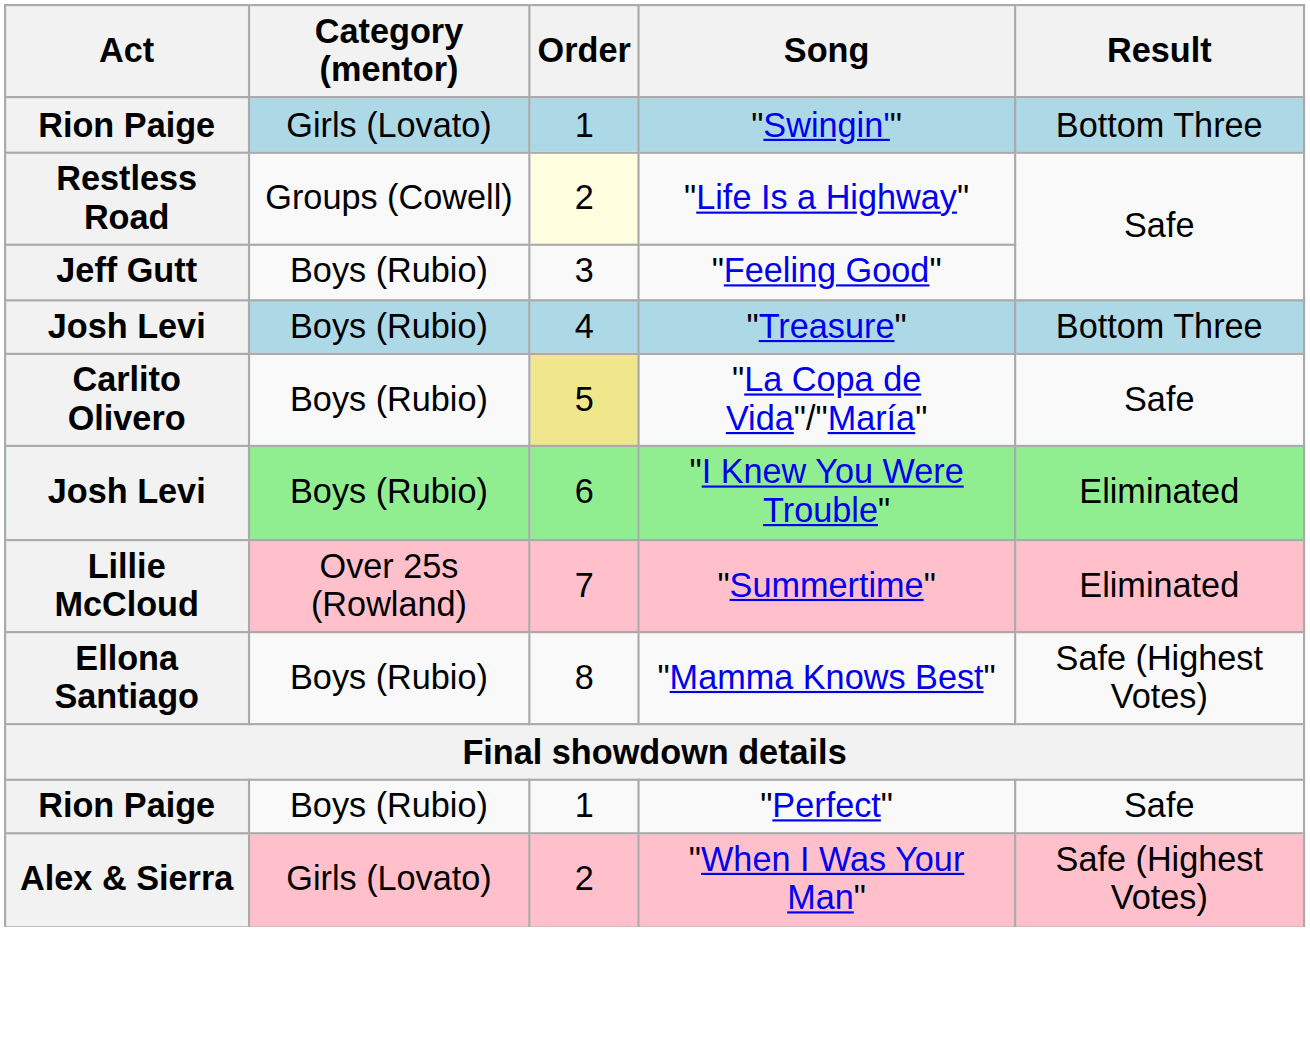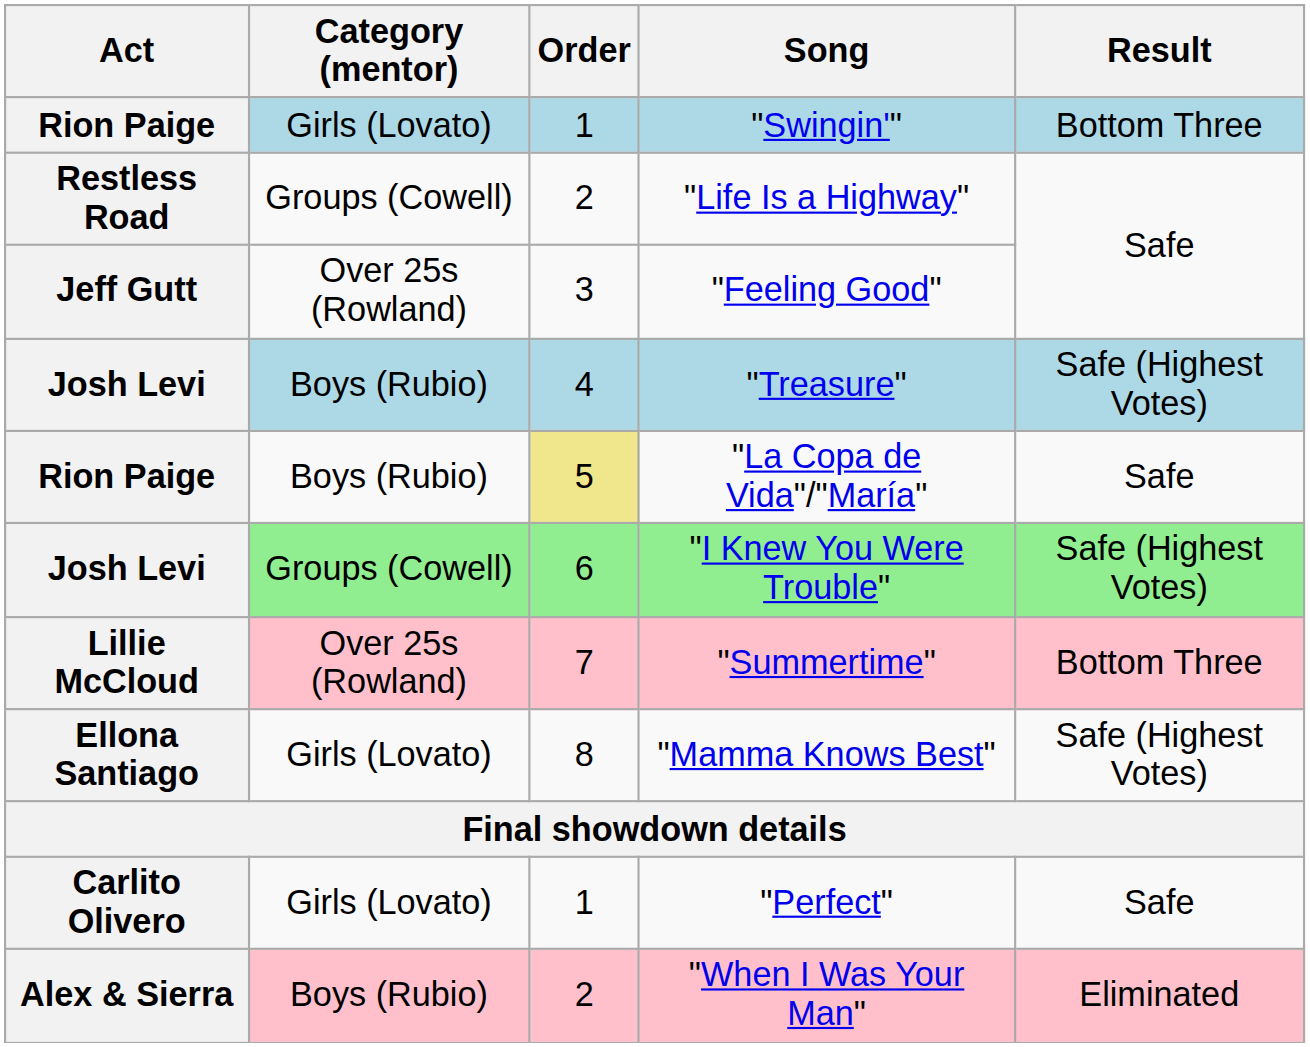(584, 198) lightyellow background -> (584, 198) no background
(389, 271) Boys (Rubio) -> (389, 290) Over 25s (Rowland)
(1159, 325) Bottom Three -> (1159, 383) Safe (Highest Votes)
(127, 399) Carlito Olivero -> (127, 476) Rion Paige
(389, 492) Boys (Rubio) -> (389, 569) Groups (Cowell)
(1159, 492) Eliminated -> (1159, 569) Safe (Highest Votes)
(1159, 585) Eliminated -> (1159, 662) Bottom Three
(389, 677) Boys (Rubio) -> (389, 754) Girls (Lovato)
(127, 805) Rion Paige -> (127, 902) Carlito Olivero
(389, 805) Boys (Rubio) -> (389, 902) Girls (Lovato)
(389, 879) Girls (Lovato) -> (389, 994) Boys (Rubio)
(1159, 879) Safe (Highest Votes) -> (1159, 994) Eliminated
